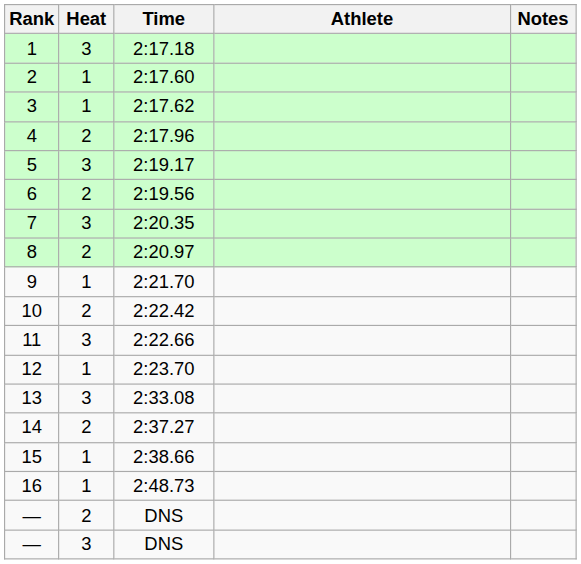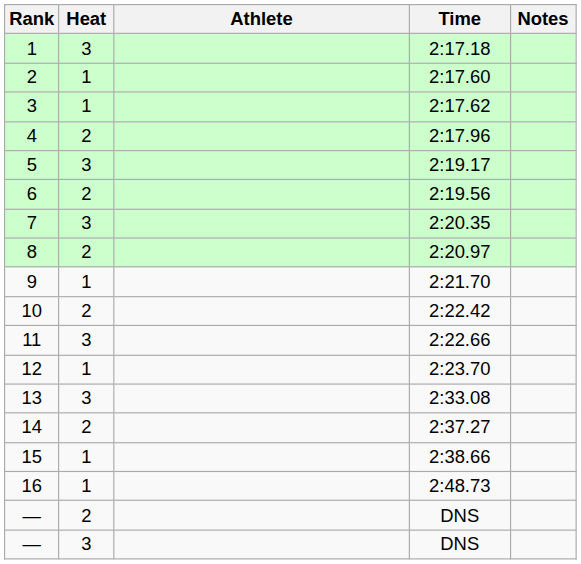columns swapped: (362, 19) <-> (164, 19)
